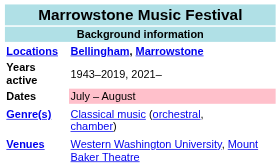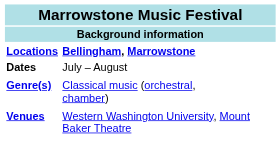- row: (22, 74)
(103, 96) pink background -> (95, 67) no background
